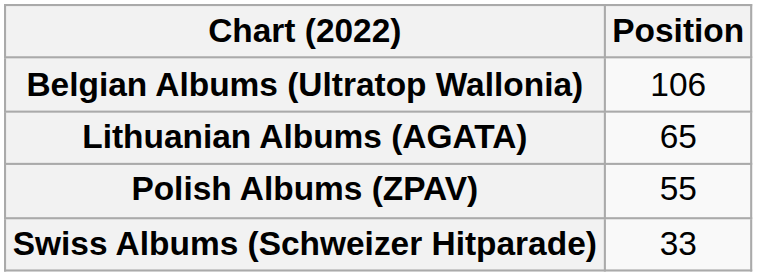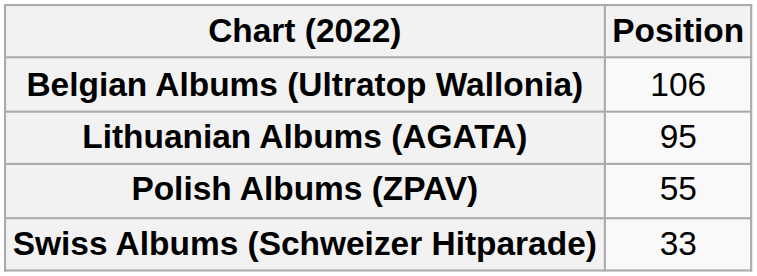(678, 137) 65 -> (678, 137) 95
